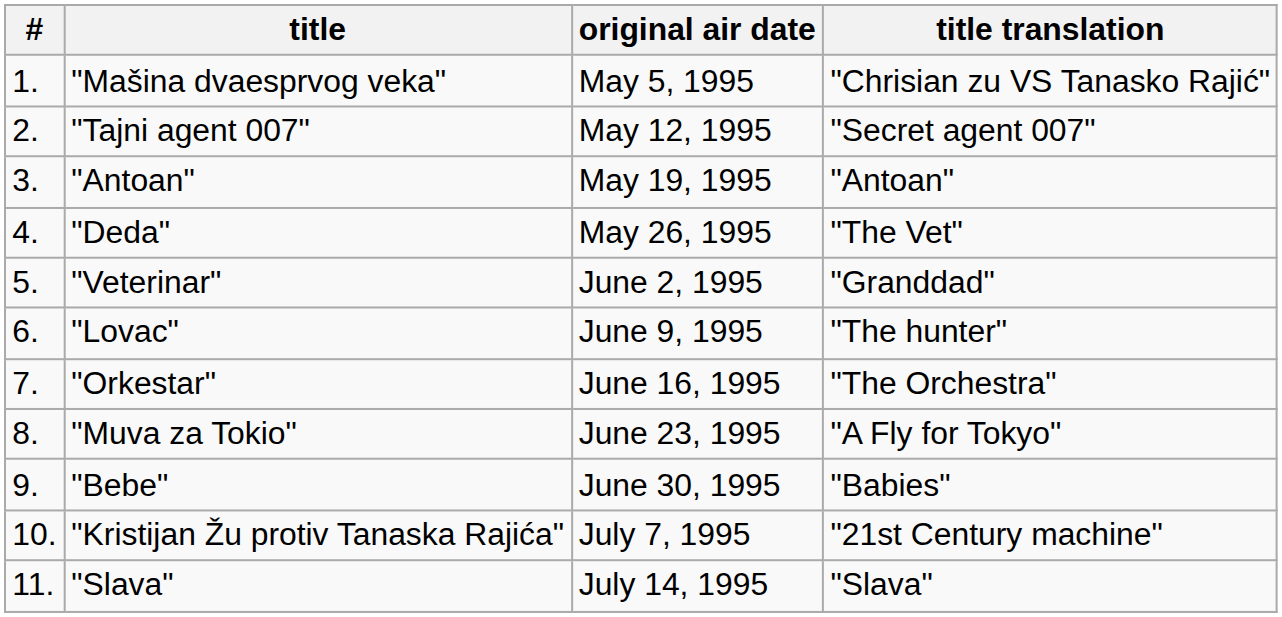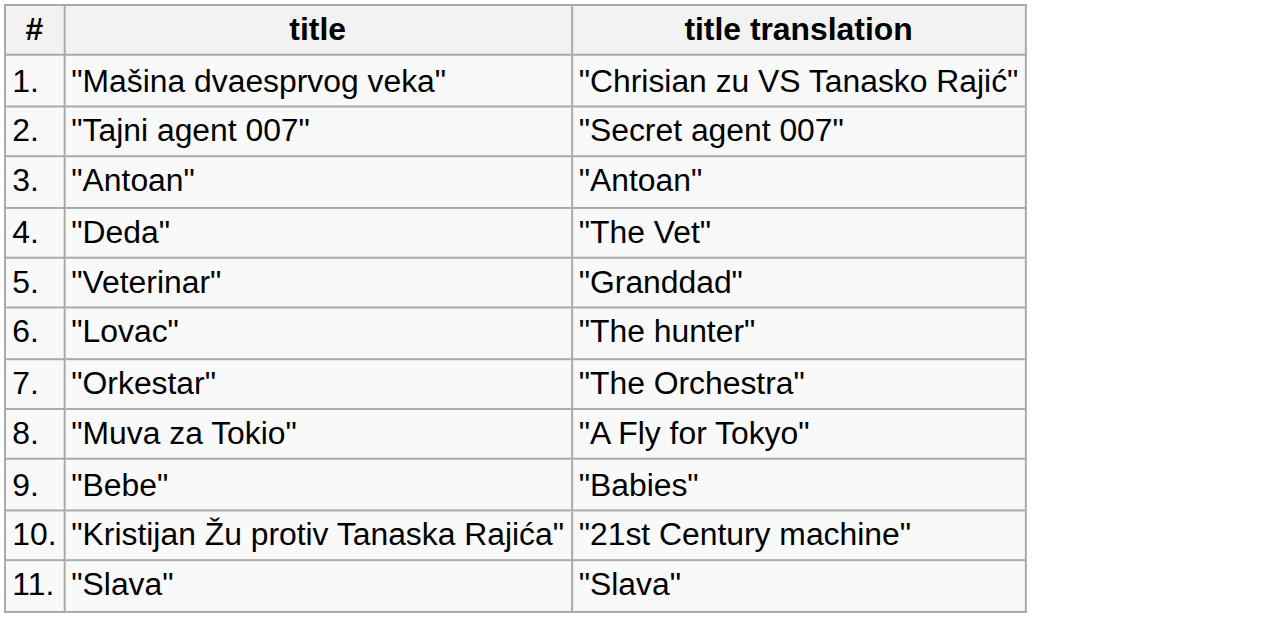- column: (697, 29)
